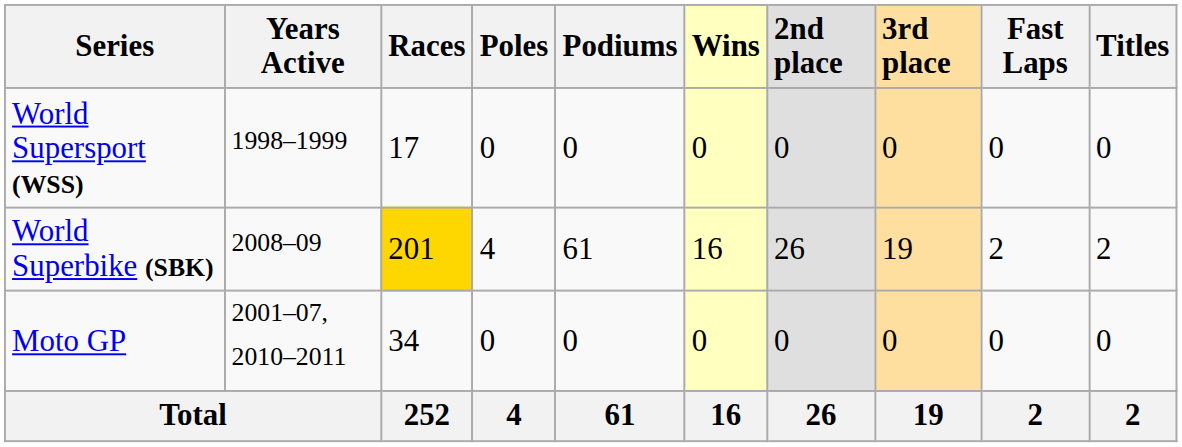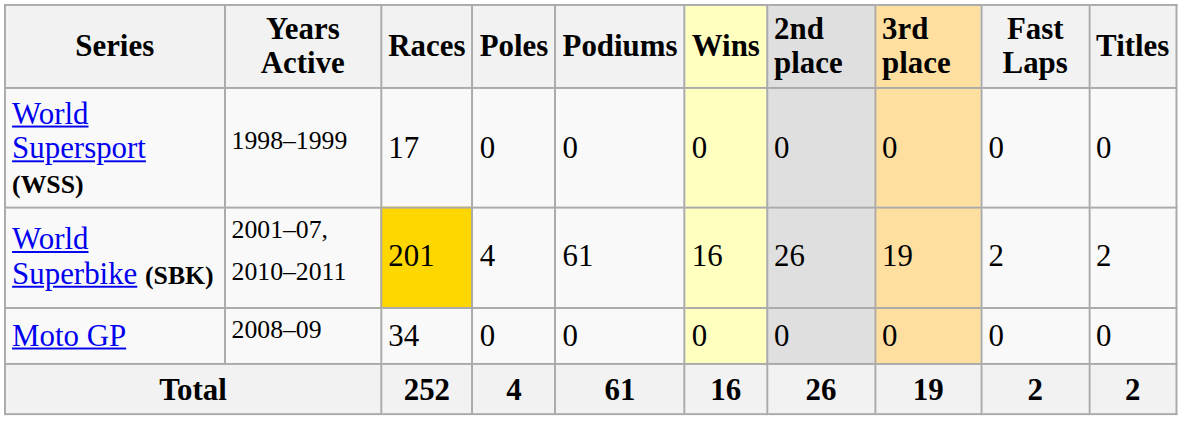(277, 242) 2008–09 -> (289, 250) 2001–07, 2010–2011
(289, 334) 2001–07, 2010–2011 -> (277, 329) 2008–09
